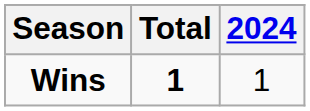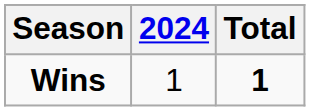columns swapped: (261, 29) <-> (175, 29)
